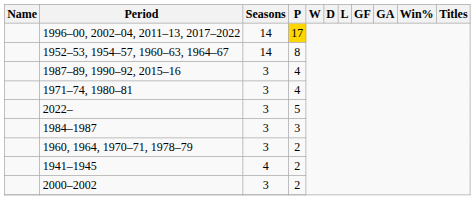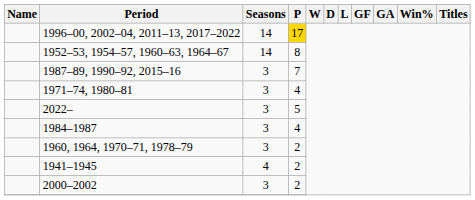(297, 71) 4 -> (297, 71) 7
(297, 128) 3 -> (297, 128) 4
